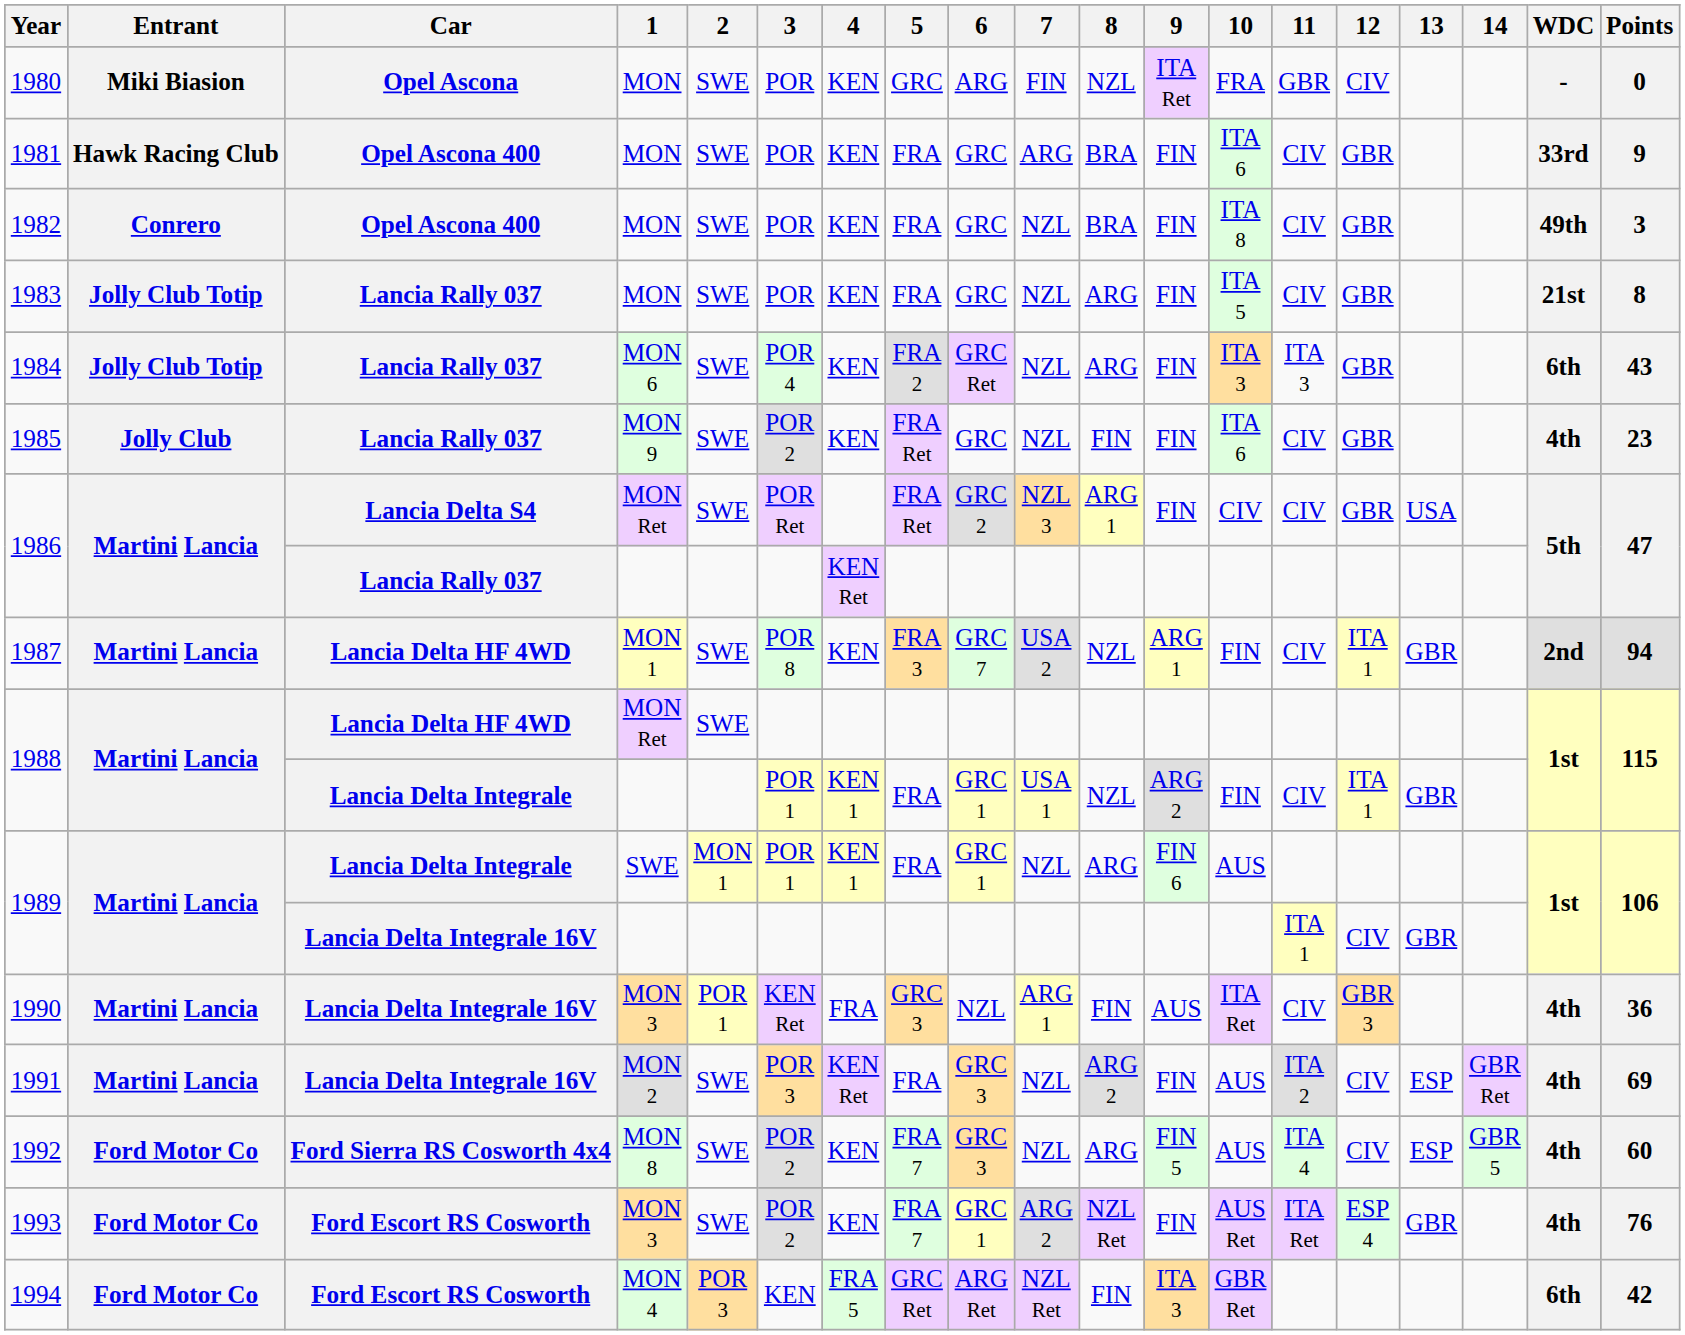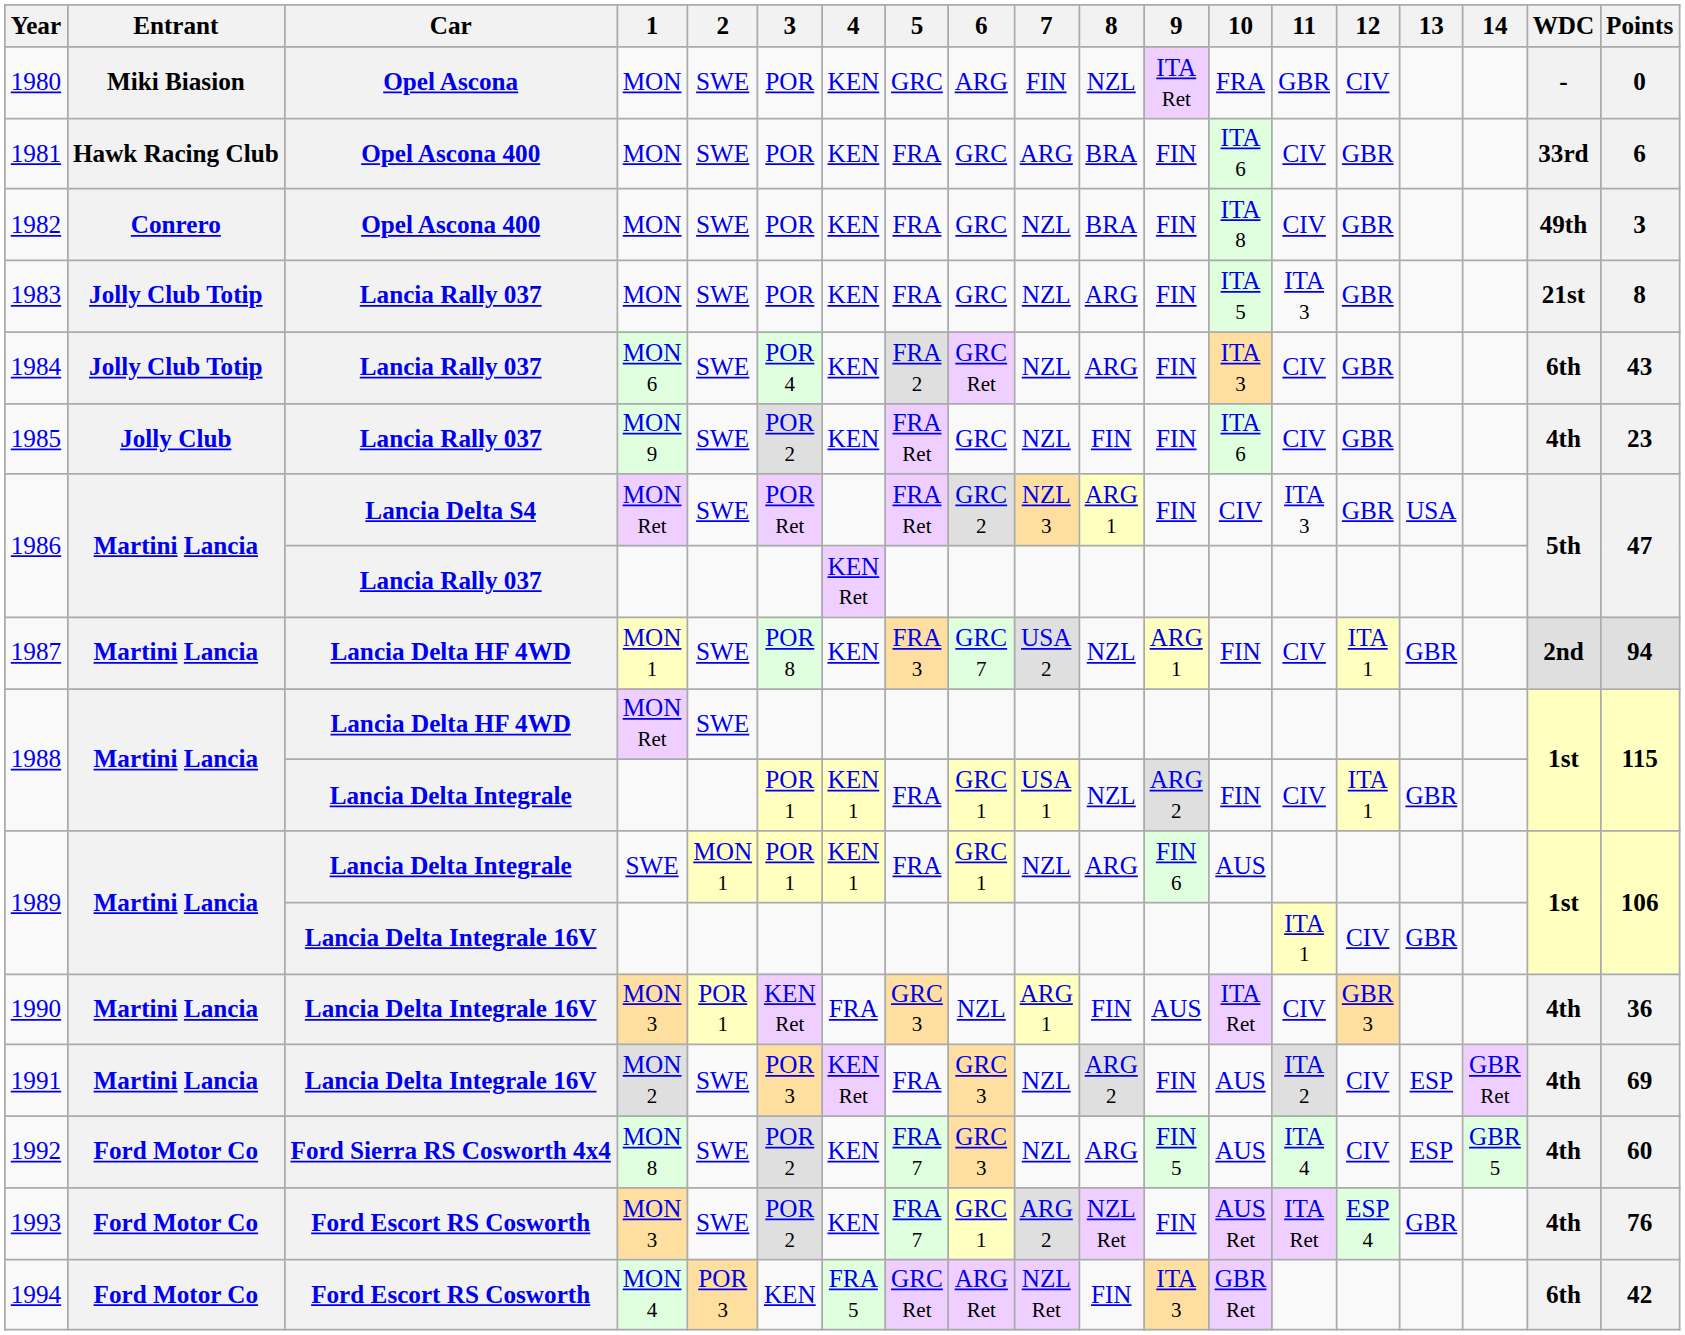(1640, 153) 9 -> (1640, 153) 6
(1304, 296) CIV -> (1304, 296) ITA 3
(1304, 367) ITA 3 -> (1304, 367) CIV
(1304, 509) CIV -> (1304, 509) ITA 3
